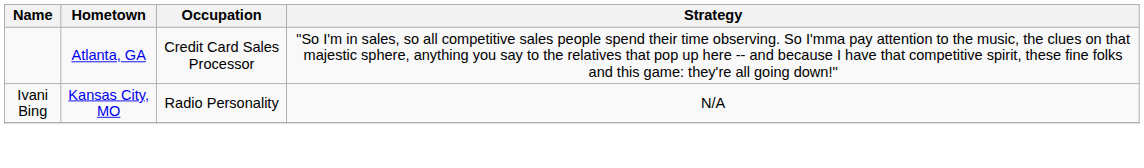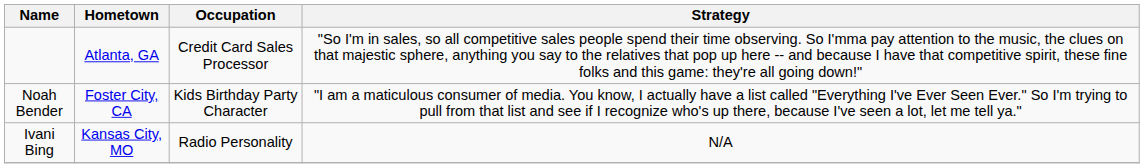+ row: (39, 103)
